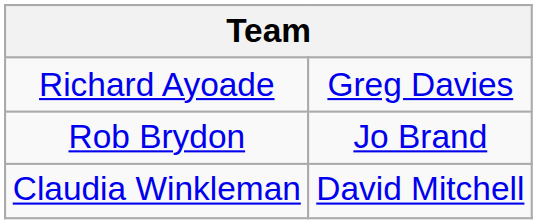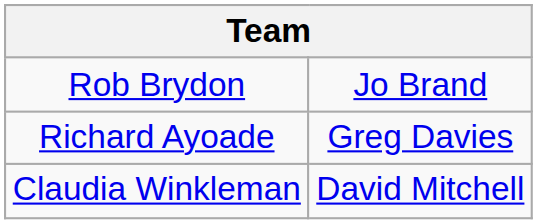rows swapped: (157, 137) <-> (157, 84)
